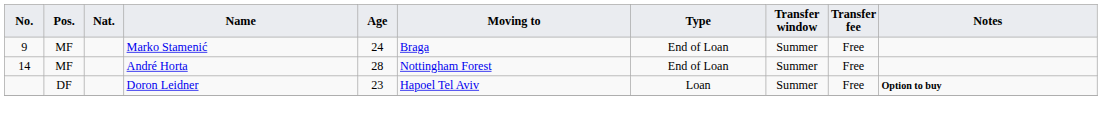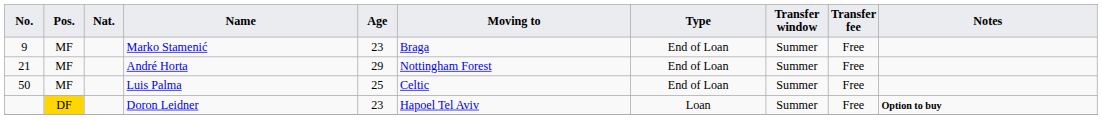(377, 47) 24 -> (377, 47) 23
(24, 66) 14 -> (24, 66) 21
(377, 66) 28 -> (377, 66) 29
+ row: (154, 85)
(64, 85) no background -> (64, 104) gold background
